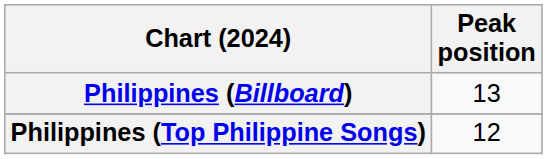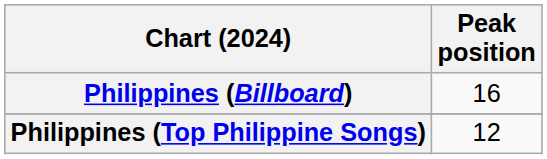(487, 93) 13 -> (487, 93) 16
